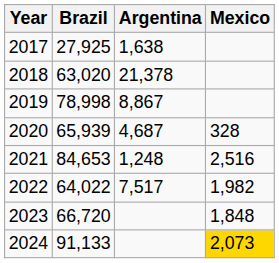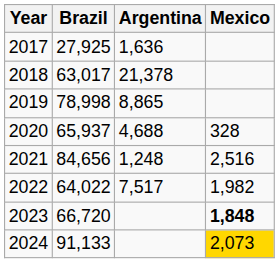(141, 46) 1,638 -> (141, 46) 1,636
(84, 74) 63,020 -> (84, 74) 63,017
(141, 103) 8,867 -> (141, 103) 8,865
(84, 131) 65,939 -> (84, 131) 65,937
(141, 131) 4,687 -> (141, 131) 4,688
(84, 159) 84,653 -> (84, 159) 84,656
(232, 215) normal -> (232, 215) bold
